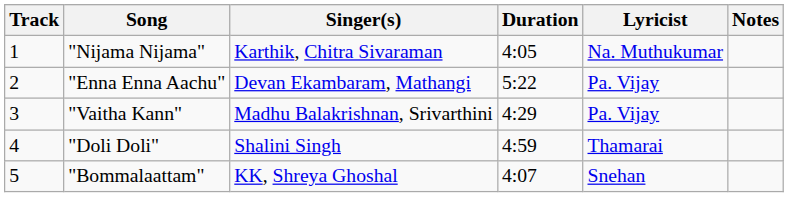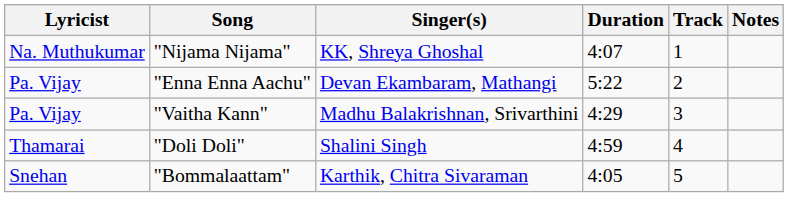columns swapped: (34, 20) <-> (655, 20)
(338, 51) Karthik, Chitra Sivaraman -> (402, 51) KK, Shreya Ghoshal
(519, 51) 4:05 -> (605, 51) 4:07
(316, 176) KK, Shreya Ghoshal -> (424, 176) Karthik, Chitra Sivaraman
(519, 176) 4:07 -> (605, 176) 4:05
